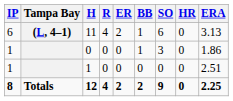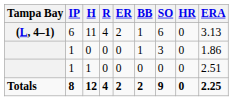columns swapped: (52, 13) <-> (13, 13)
